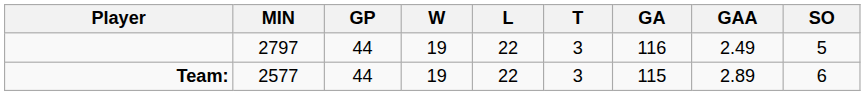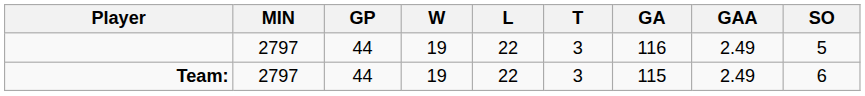(278, 76) 2577 -> (278, 76) 2797
(738, 76) 2.89 -> (738, 76) 2.49
